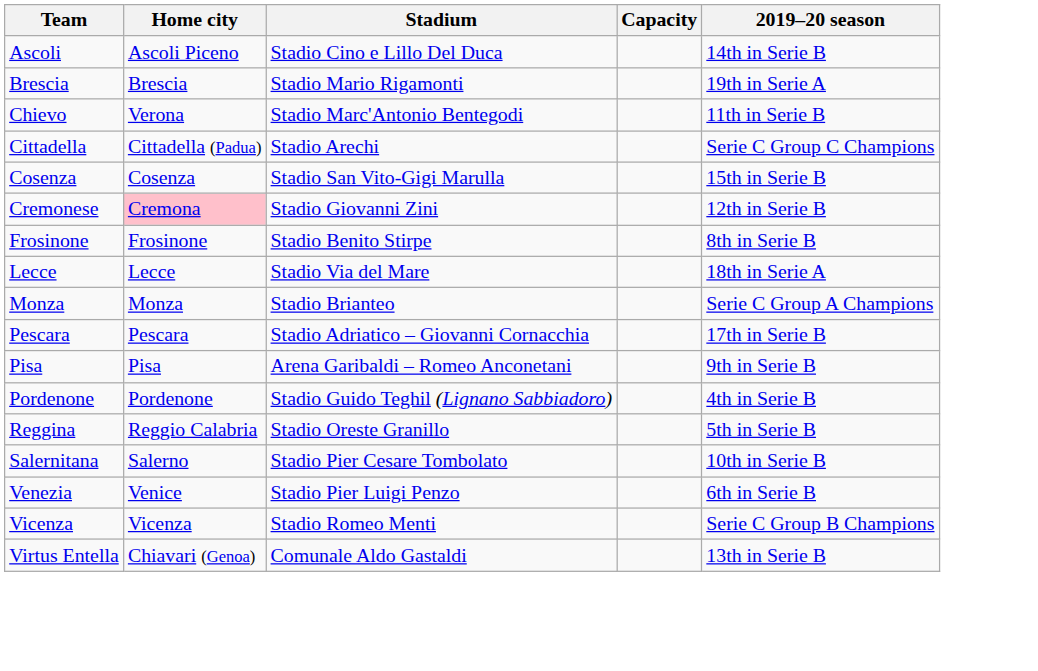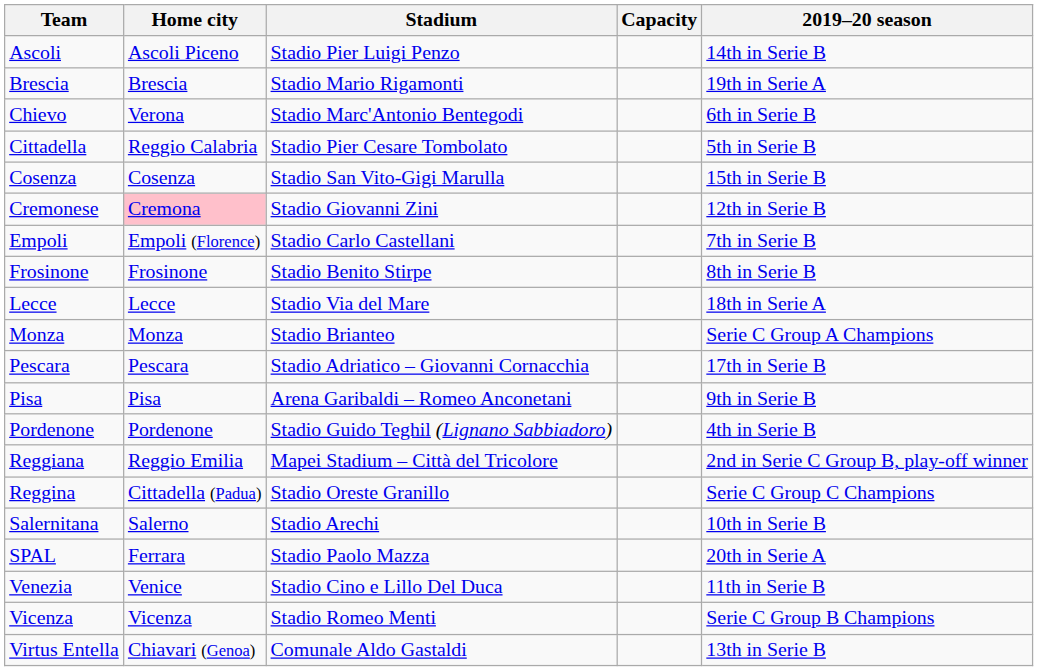(387, 51) Stadio Cino e Lillo Del Duca -> (365, 51) Stadio Pier Luigi Penzo
(766, 114) 11th in Serie B -> (761, 114) 6th in Serie B
(195, 146) Cittadella (Padua) -> (193, 146) Reggio Calabria
(325, 146) Stadio Arechi -> (389, 146) Stadio Pier Cesare Tombolato
(820, 146) Serie C Group C Champions -> (761, 146) 5th in Serie B
+ row: (38, 240)
+ row: (47, 460)
(193, 429) Reggio Calabria -> (195, 492) Cittadella (Padua)
(761, 429) 5th in Serie B -> (820, 492) Serie C Group C Champions
(389, 460) Stadio Pier Cesare Tombolato -> (325, 523) Stadio Arechi
+ row: (33, 555)
(365, 492) Stadio Pier Luigi Penzo -> (387, 586) Stadio Cino e Lillo Del Duca
(761, 492) 6th in Serie B -> (766, 586) 11th in Serie B
